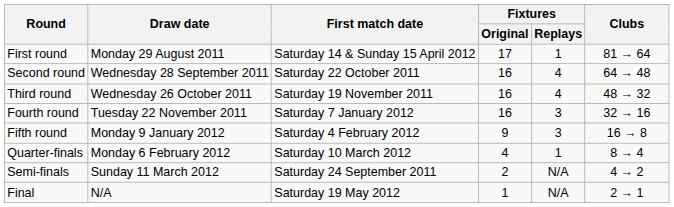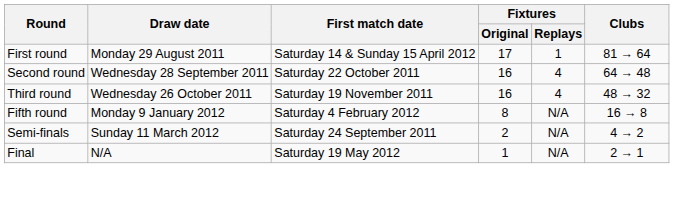- row: (43, 113)
(505, 133) 9 -> (505, 113) 8
(558, 133) 3 -> (558, 113) N/A
- row: (45, 152)
